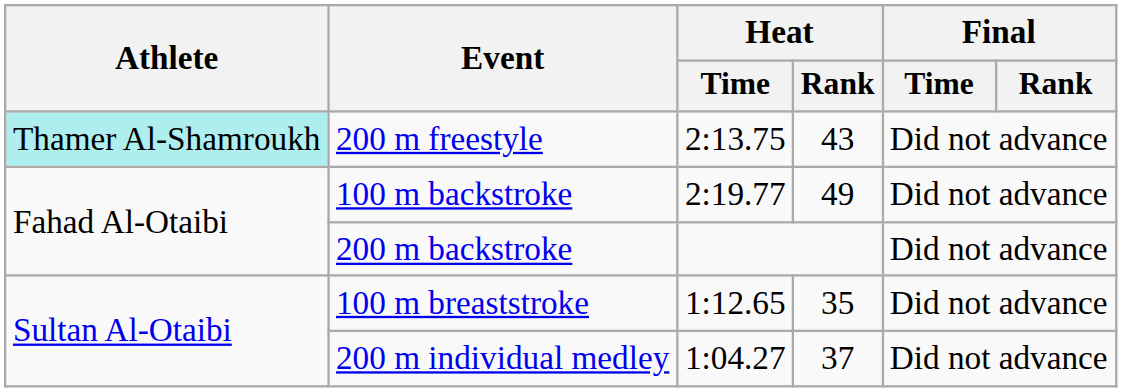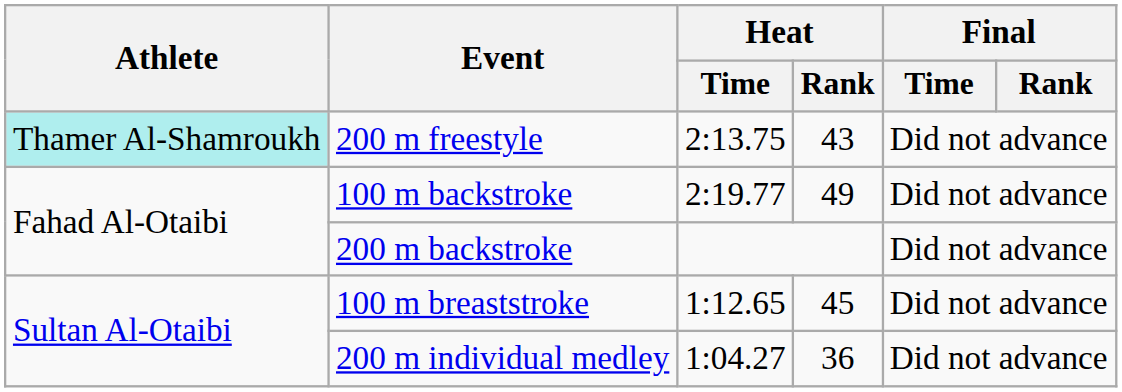(838, 303) 35 -> (838, 303) 45
(838, 358) 37 -> (838, 358) 36
